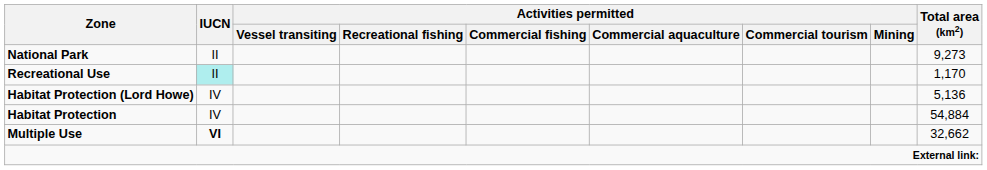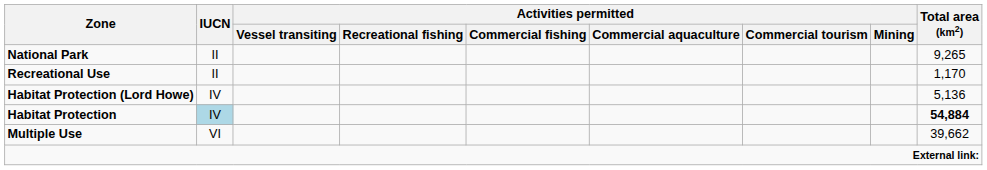(950, 54) 9,273 -> (950, 54) 9,265
(215, 74) paleturquoise background -> (215, 74) no background
(215, 114) no background -> (215, 114) lightblue background
(950, 114) normal -> (950, 114) bold
(215, 134) bold -> (215, 134) normal
(950, 134) 32,662 -> (950, 134) 39,662
